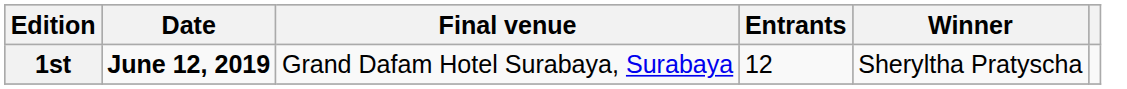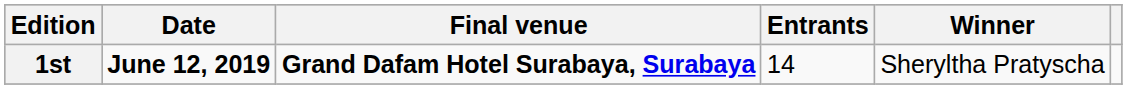(508, 65) normal -> (519, 65) bold
(759, 65) 12 -> (781, 65) 14
